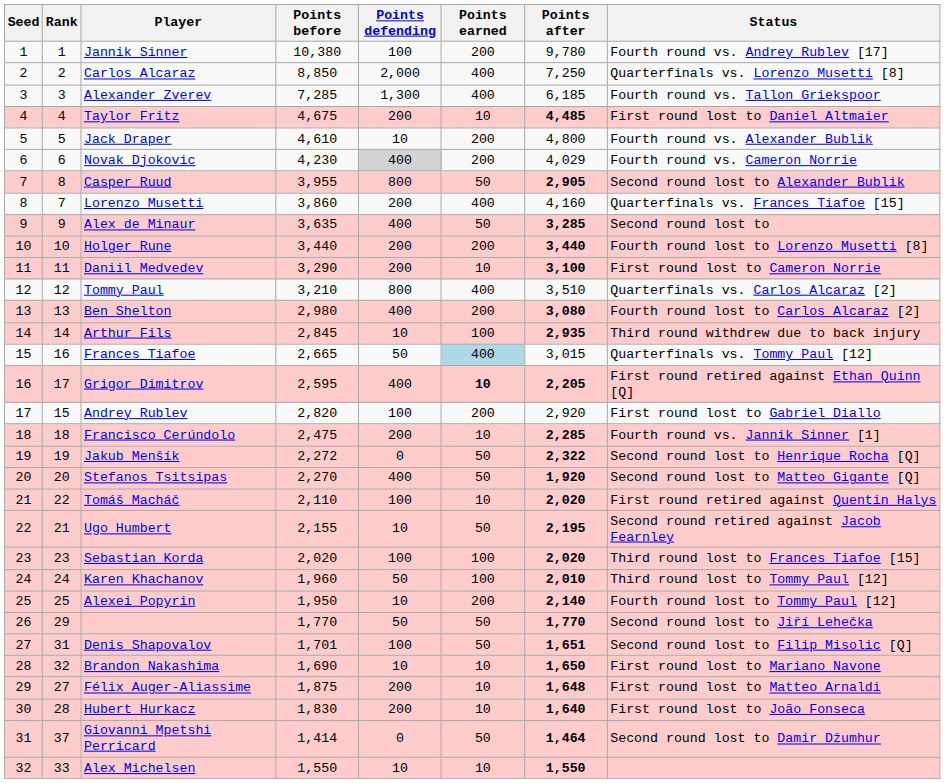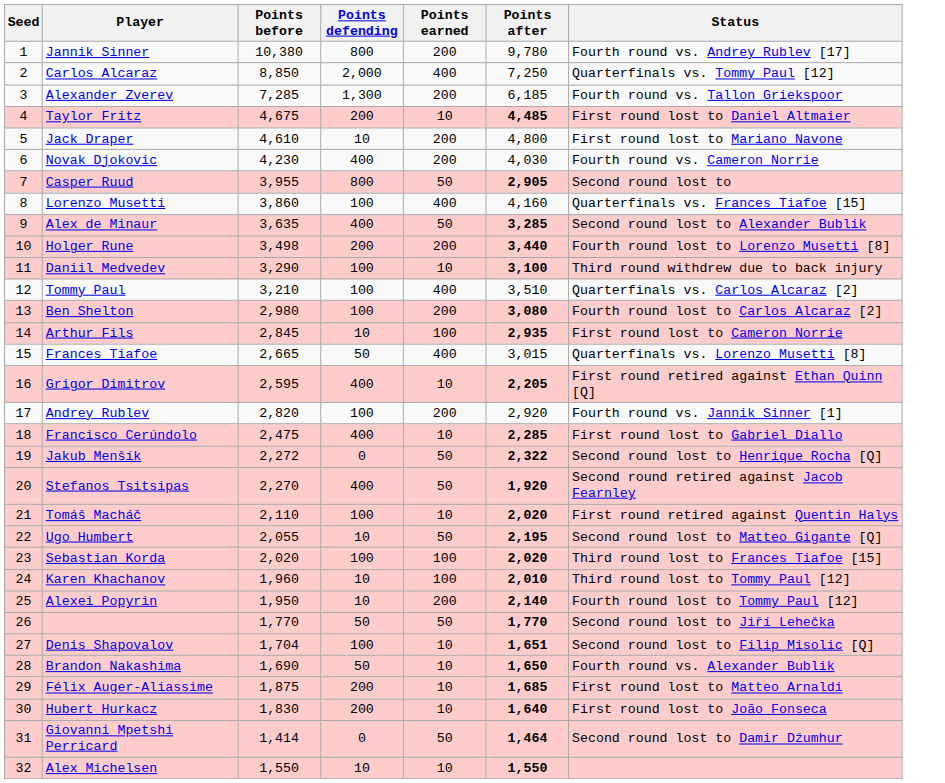- column: (62, 23)
(400, 52) 100 -> (362, 52) 800
(757, 74) Quarterfinals vs. Lorenzo Musetti [8] -> (703, 74) Quarterfinals vs. Tommy Paul [12]
(483, 95) 400 -> (445, 95) 200
(742, 139) Fourth round vs. Alexander Bublik -> (707, 139) First round lost to Mariano Navone
(400, 160) lightgrey background -> (362, 160) no background
(566, 160) 4,029 -> (528, 160) 4,030
(757, 182) Second round lost to Alexander Bublik -> (652, 182) Second round lost to
(400, 204) 200 -> (362, 204) 100
(690, 225) Second round lost to -> (719, 225) Second round lost to Alexander Bublik
(317, 247) 3,440 -> (279, 247) 3,498
(400, 268) 200 -> (362, 268) 100
(746, 268) First round lost to Cameron Norrie -> (727, 268) Third round withdrew due to back injury
(400, 290) 800 -> (362, 290) 100
(400, 312) 400 -> (362, 312) 100
(765, 333) Third round withdrew due to back injury -> (707, 333) First round lost to Cameron Norrie
(483, 355) lightblue background -> (445, 355) no background
(742, 355) Quarterfinals vs. Tommy Paul [12] -> (719, 355) Quarterfinals vs. Lorenzo Musetti [8]
(483, 384) bold -> (445, 384) normal
(746, 413) First round lost to Gabriel Diallo -> (707, 413) Fourth round vs. Jannik Sinner [1]
(400, 435) 200 -> (362, 435) 400
(746, 435) Fourth round vs. Jannik Sinner [1] -> (707, 435) First round lost to Gabriel Diallo
(765, 478) Second round lost to Matteo Gigante [Q] -> (707, 486) Second round retired against Jacob Fearnley
(317, 529) 2,155 -> (279, 537) 2,055
(746, 529) Second round retired against Jacob Fearnley -> (727, 537) Second round lost to Matteo Gigante [Q]
(400, 580) 50 -> (362, 580) 10
(317, 645) 1,701 -> (279, 645) 1,704
(483, 645) 50 -> (445, 645) 10
(400, 666) 10 -> (362, 666) 50
(746, 666) First round lost to Mariano Navone -> (703, 666) Fourth round vs. Alexander Bublik
(566, 688) 1,648 -> (528, 688) 1,685
